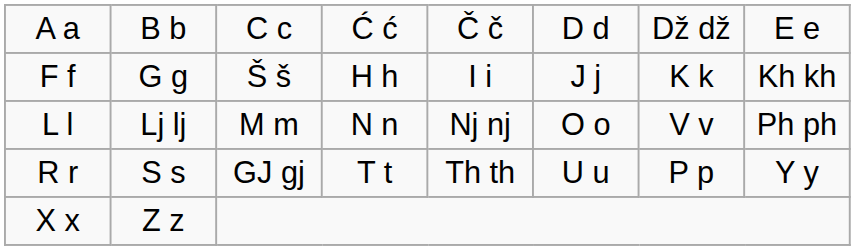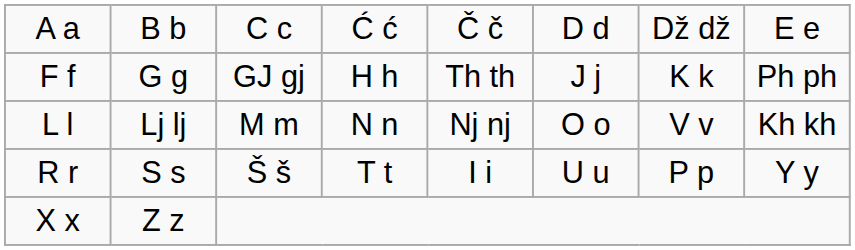(269, 76) Š š -> (269, 76) GJ gj
(480, 76) I i -> (480, 76) Th th
(797, 76) Kh kh -> (797, 76) Ph ph
(797, 124) Ph ph -> (797, 124) Kh kh
(269, 172) GJ gj -> (269, 172) Š š
(480, 172) Th th -> (480, 172) I i
